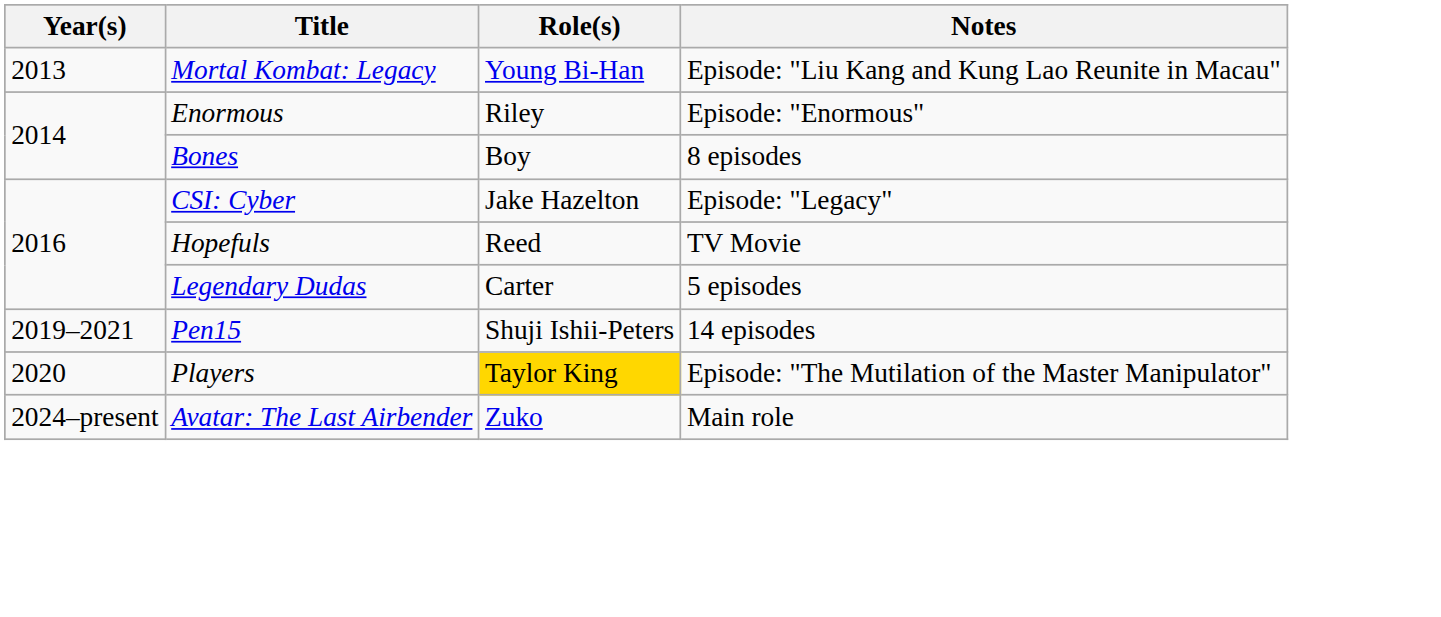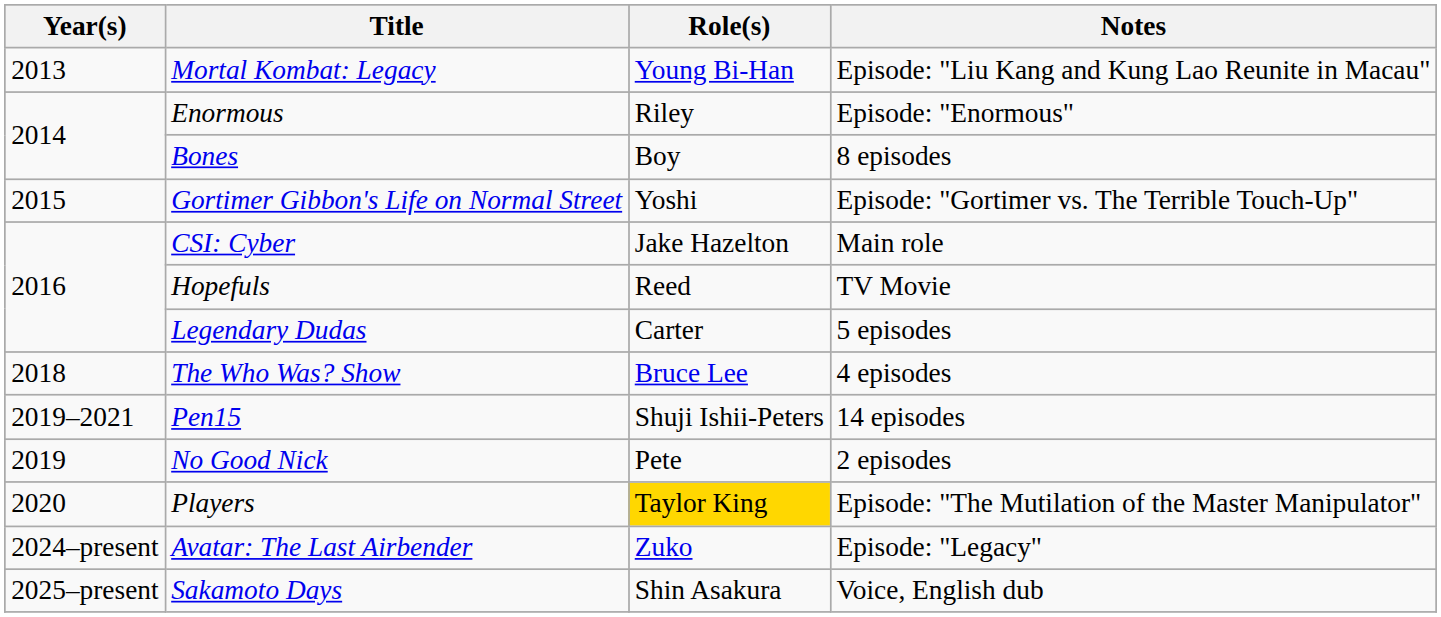+ row: (397, 199)
(790, 199) Episode: "Legacy" -> (890, 243) Main role
+ row: (286, 373)
+ row: (249, 460)
(740, 416) Main role -> (939, 546) Episode: "Legacy"
+ row: (257, 590)
